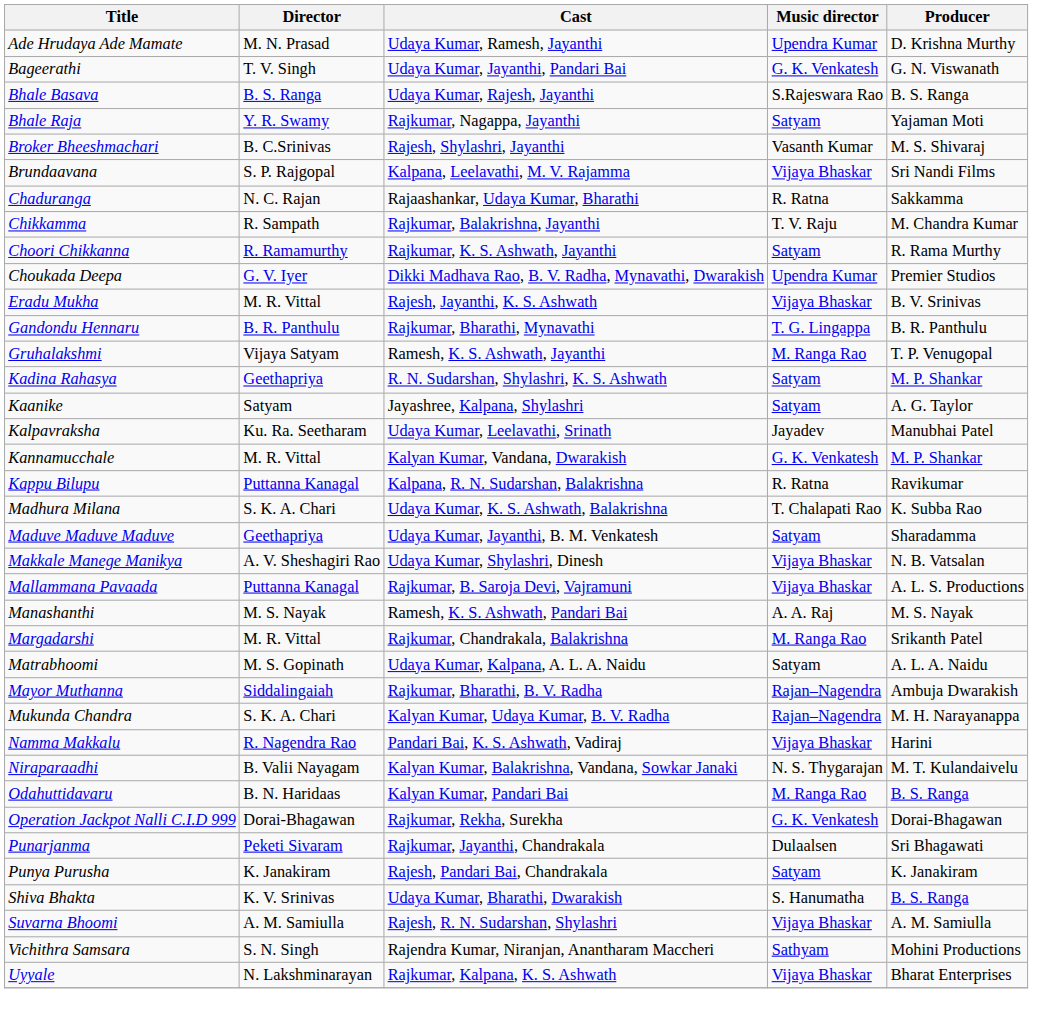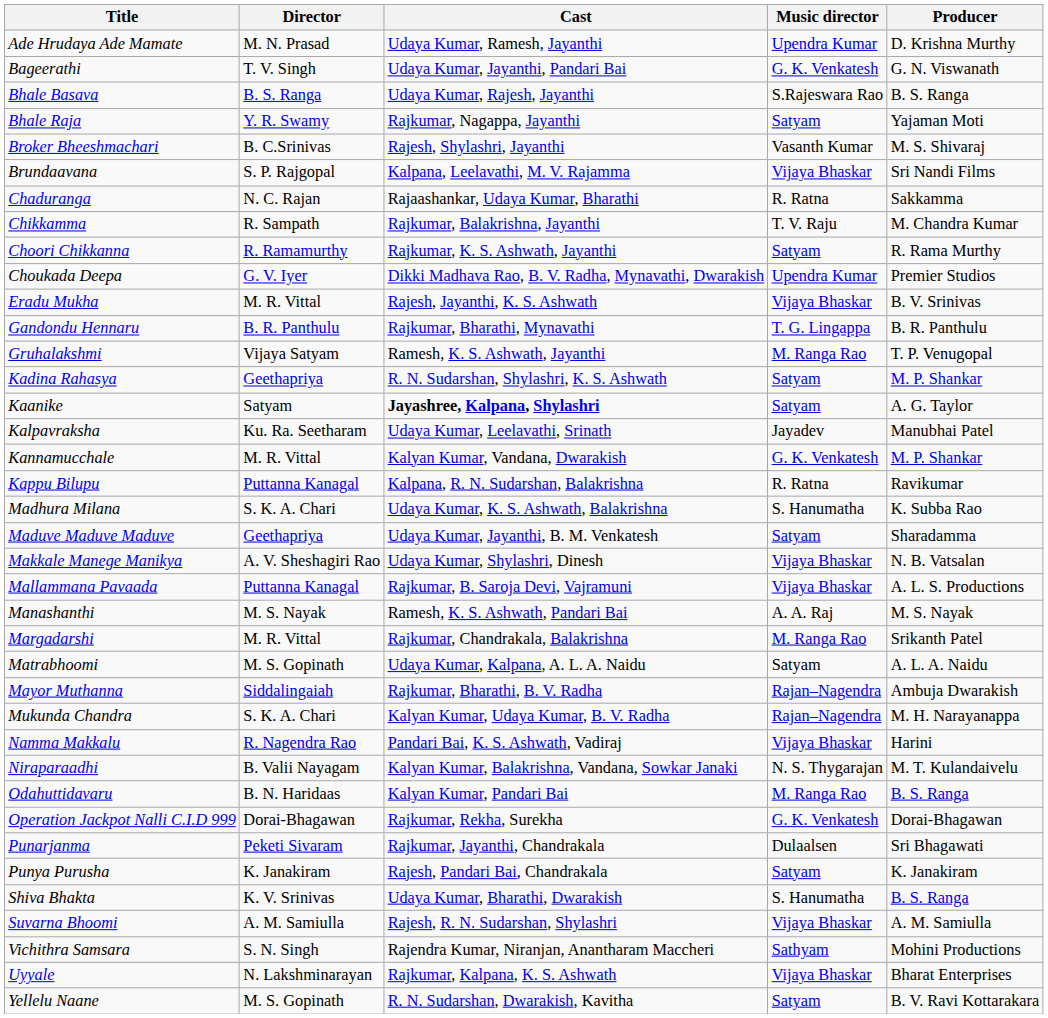(486, 405) normal -> (494, 405) bold
(827, 509) T. Chalapati Rao -> (818, 509) S. Hanumatha
+ row: (54, 1000)
